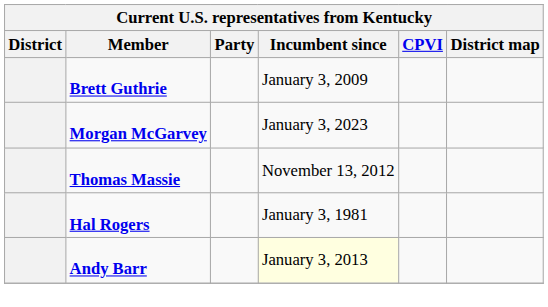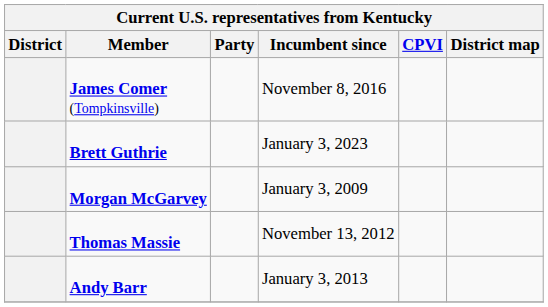+ row: (118, 98)
(315, 79) January 3, 2009 -> (315, 143) January 3, 2023
(315, 124) January 3, 2023 -> (315, 188) January 3, 2009
- row: (110, 224)
(315, 260) lightyellow background -> (315, 278) no background
